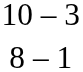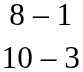rows swapped: (41, 58) <-> (41, 14)
